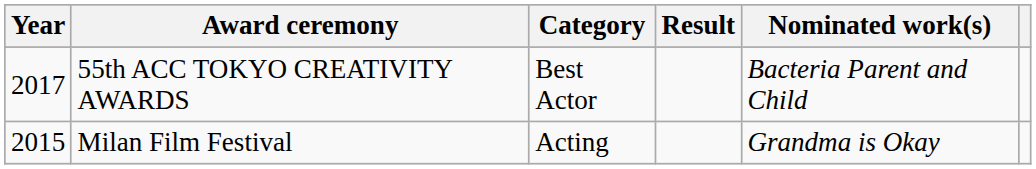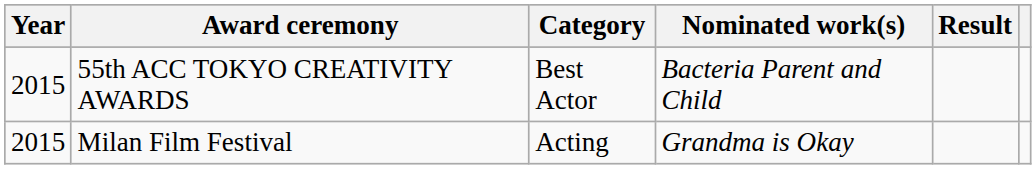columns swapped: (880, 25) <-> (698, 25)
(38, 84) 2017 -> (38, 84) 2015
